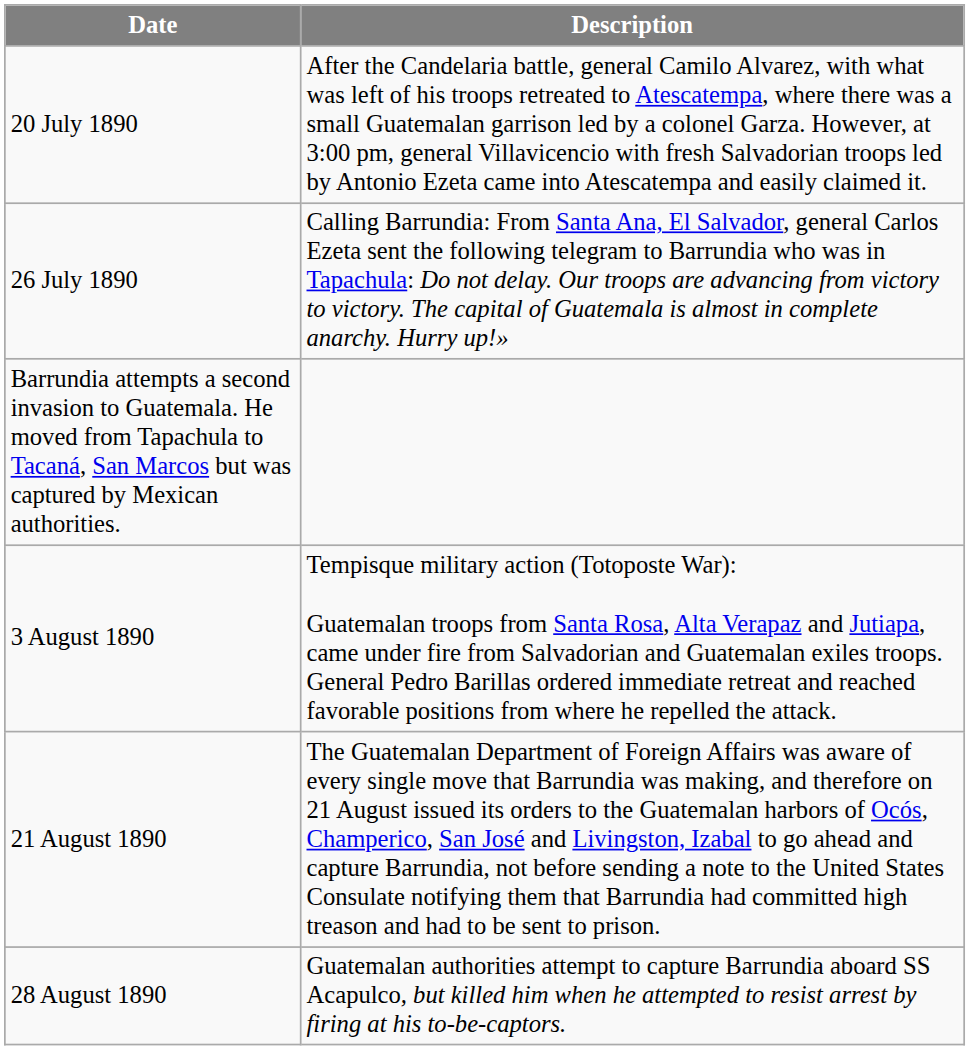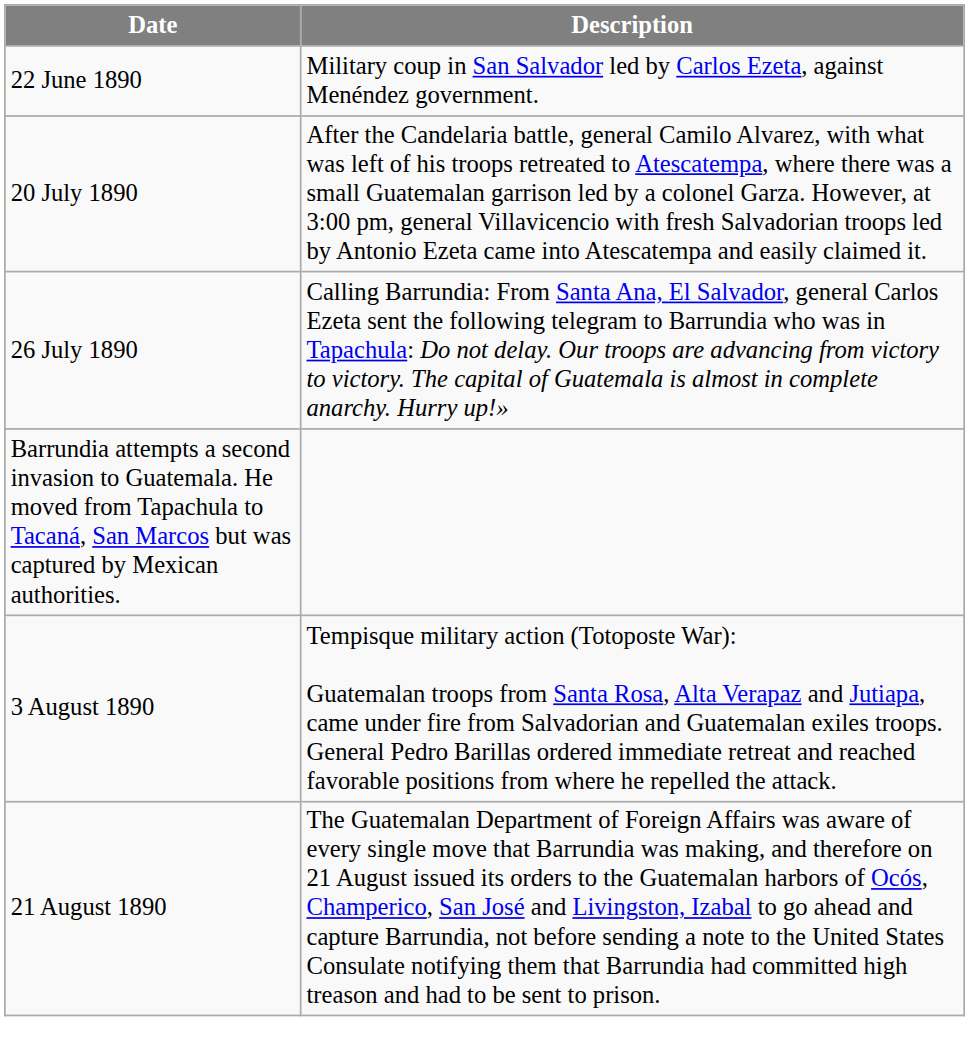+ row: (76, 80)
- row: (89, 995)
